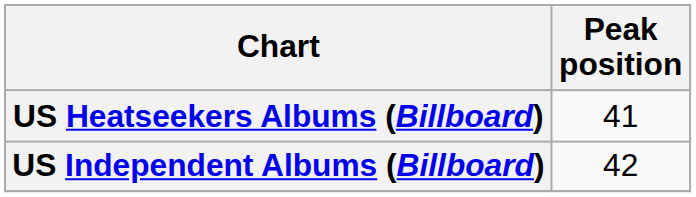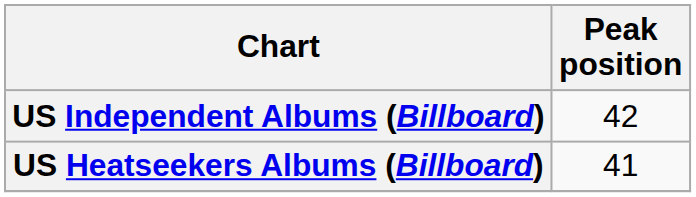rows swapped: (278, 115) <-> (278, 165)
